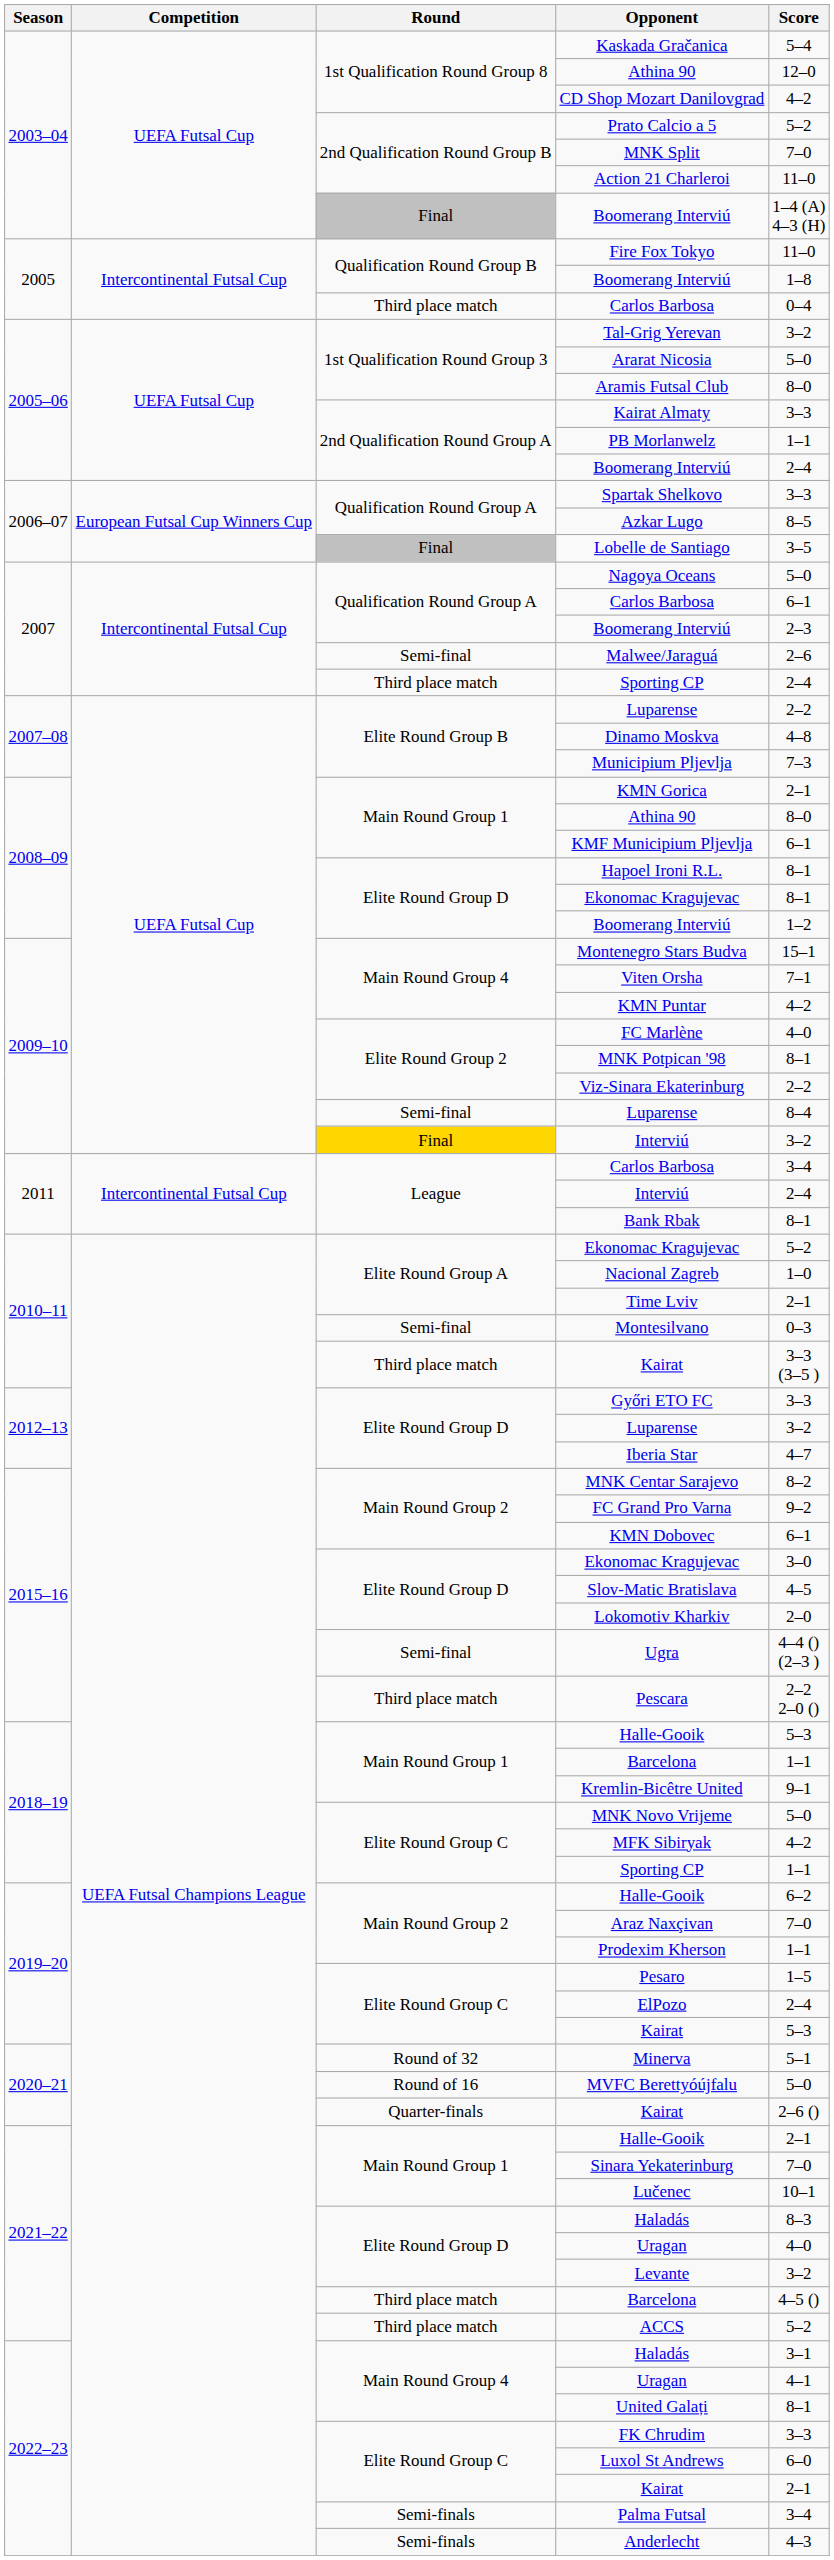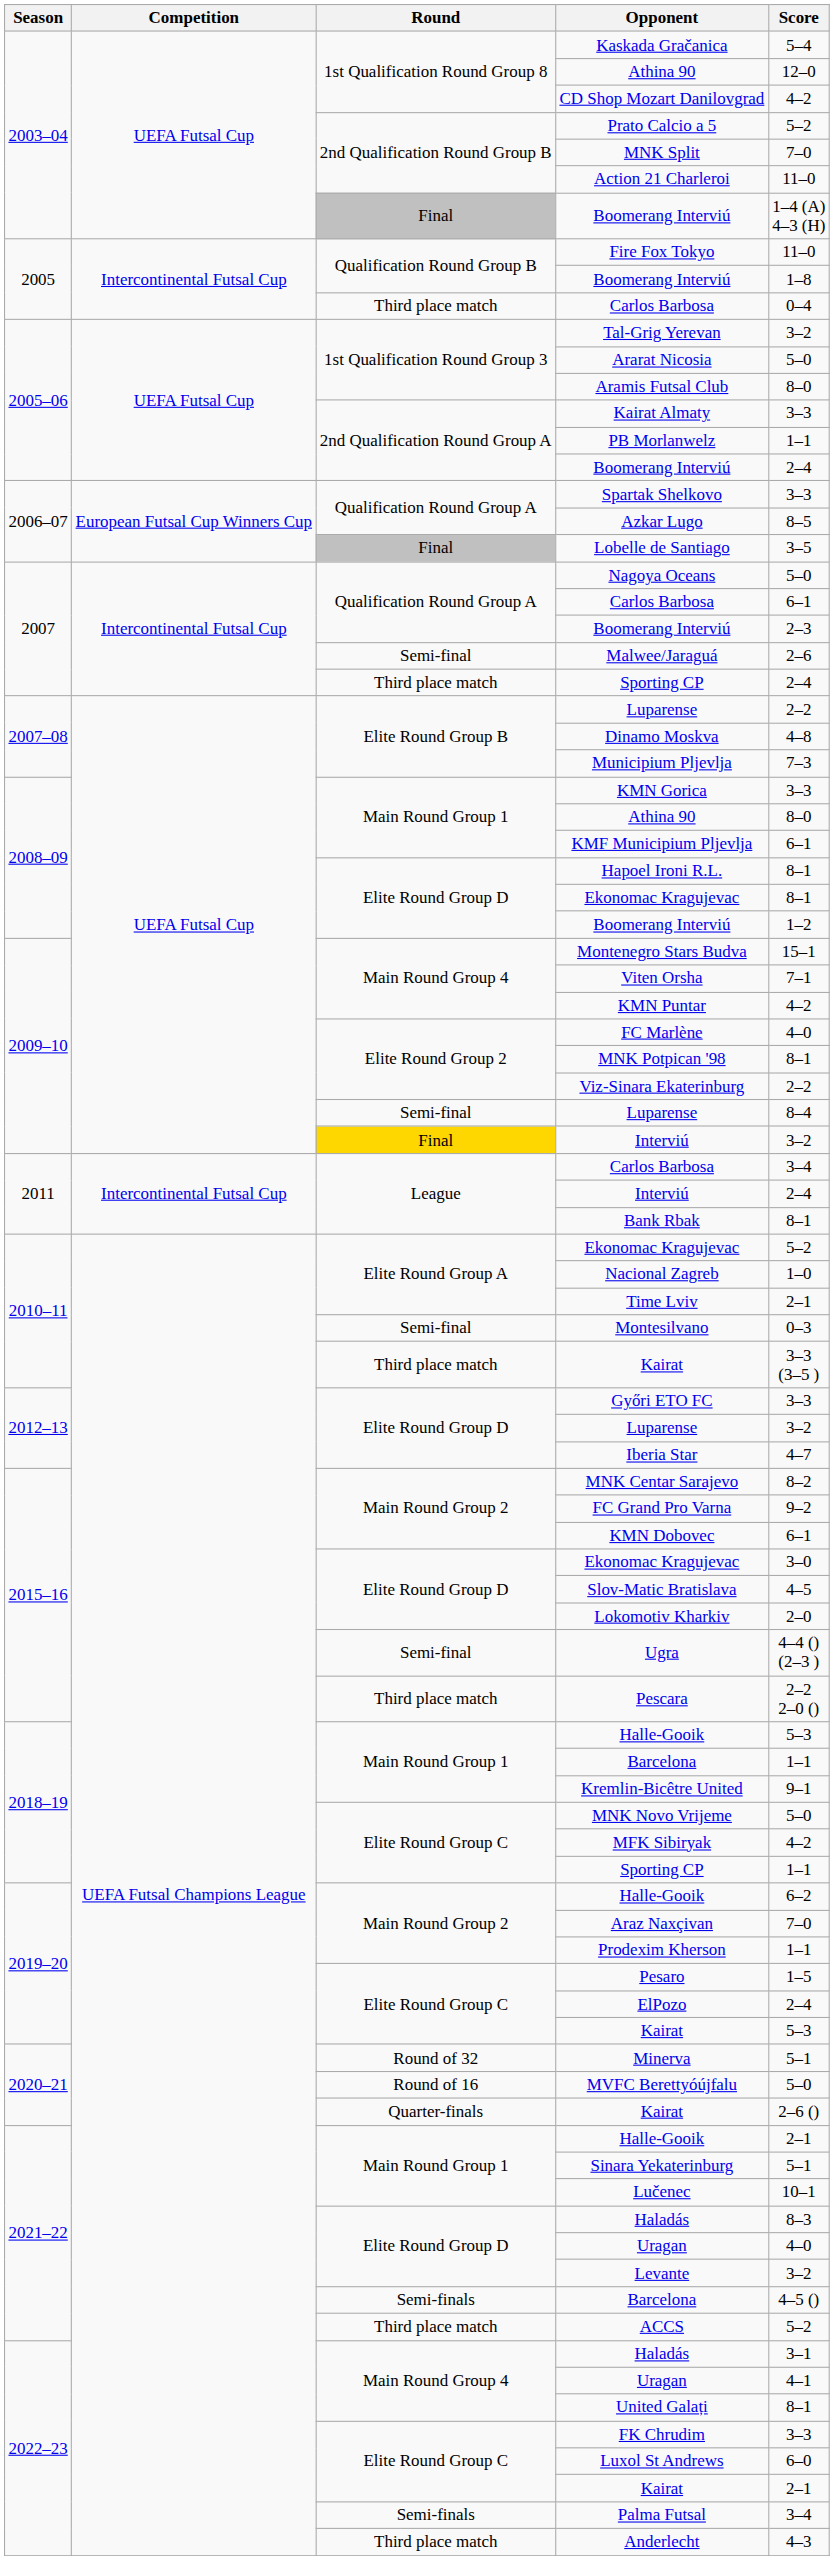(799, 790) 2–1 -> (799, 790) 3–3
(799, 2165) 7–0 -> (799, 2165) 5–1
(436, 2299) Third place match -> (436, 2299) Semi-finals
(436, 2541) Semi-finals -> (436, 2541) Third place match
